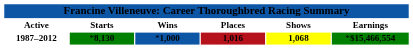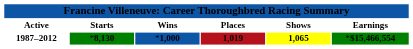(233, 38) 1,016 -> (233, 38) 1,019
(298, 38) 1,068 -> (298, 38) 1,065
